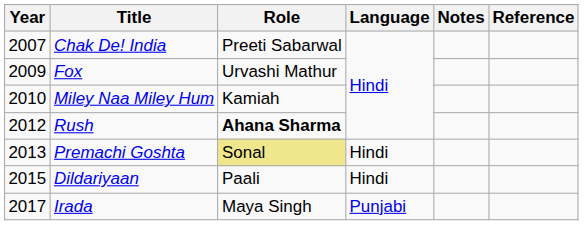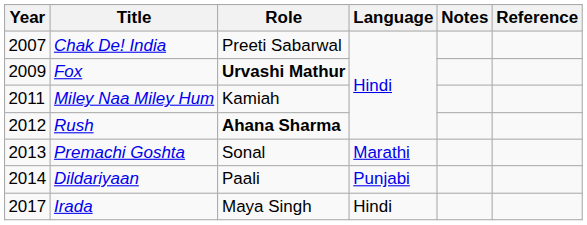(280, 71) normal -> (284, 71) bold
(27, 98) 2010 -> (27, 98) 2011
(244, 152) khaki background -> (244, 152) no background
(369, 152) Hindi -> (382, 152) Marathi
(27, 179) 2015 -> (27, 179) 2014
(369, 179) Hindi -> (382, 179) Punjabi
(378, 206) Punjabi -> (373, 206) Hindi
